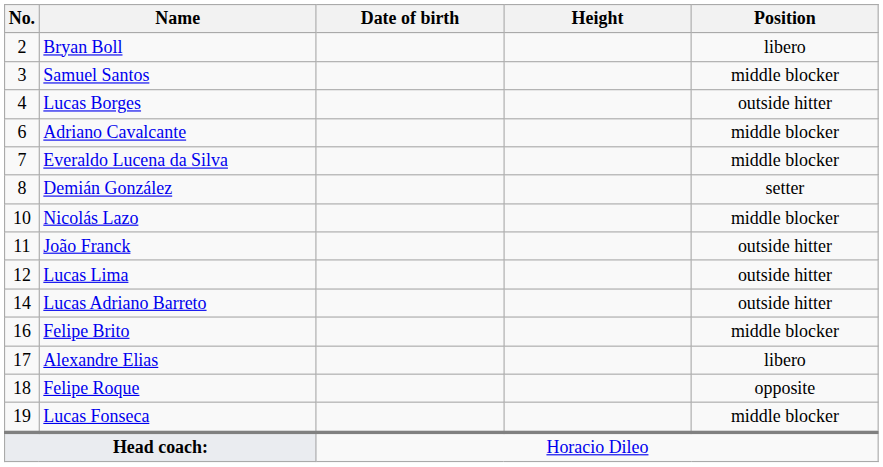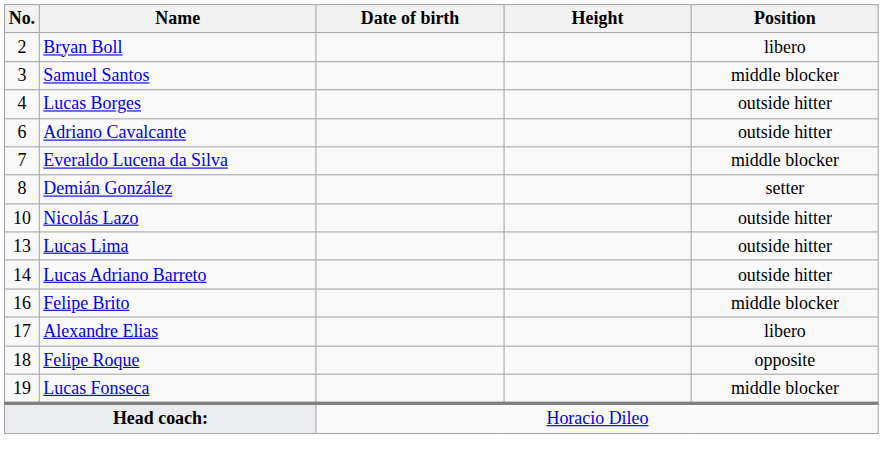(785, 132) middle blocker -> (785, 132) outside hitter
(785, 217) middle blocker -> (785, 217) outside hitter
- row: (87, 246)
(22, 274) 12 -> (22, 246) 13
